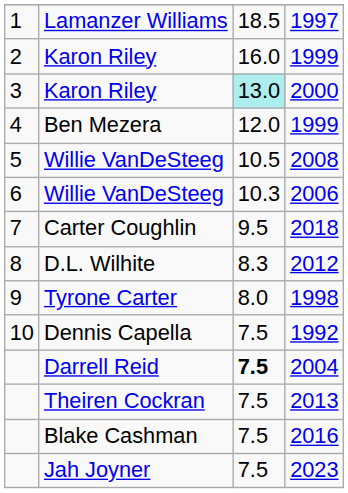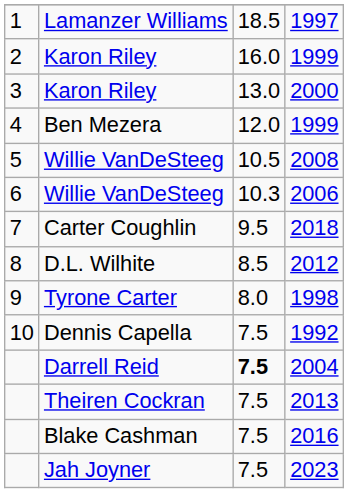(259, 90) paleturquoise background -> (259, 90) no background
(253, 263) 8.3 -> (253, 263) 8.5
